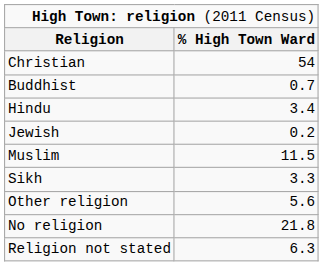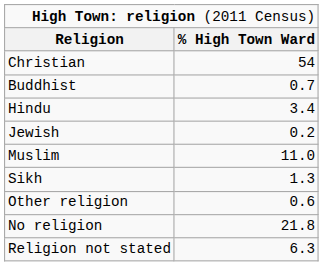(298, 156) 11.5 -> (298, 156) 11.0
(302, 179) 3.3 -> (302, 179) 1.3
(302, 203) 5.6 -> (302, 203) 0.6
